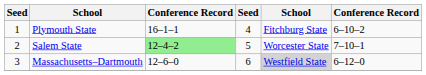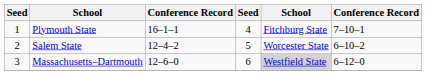(349, 29) 6–10–2 -> (349, 29) 7–10–1
(163, 45) lightgreen background -> (163, 45) no background
(349, 45) 7–10–1 -> (349, 45) 6–10–2
